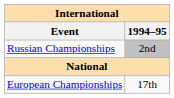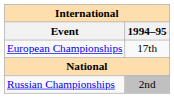rows swapped: (65, 84) <-> (61, 48)
